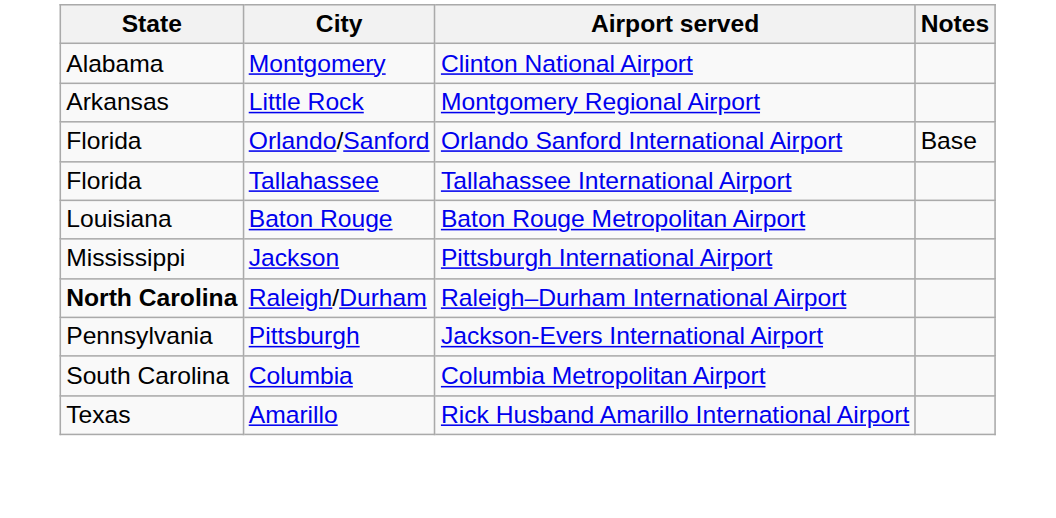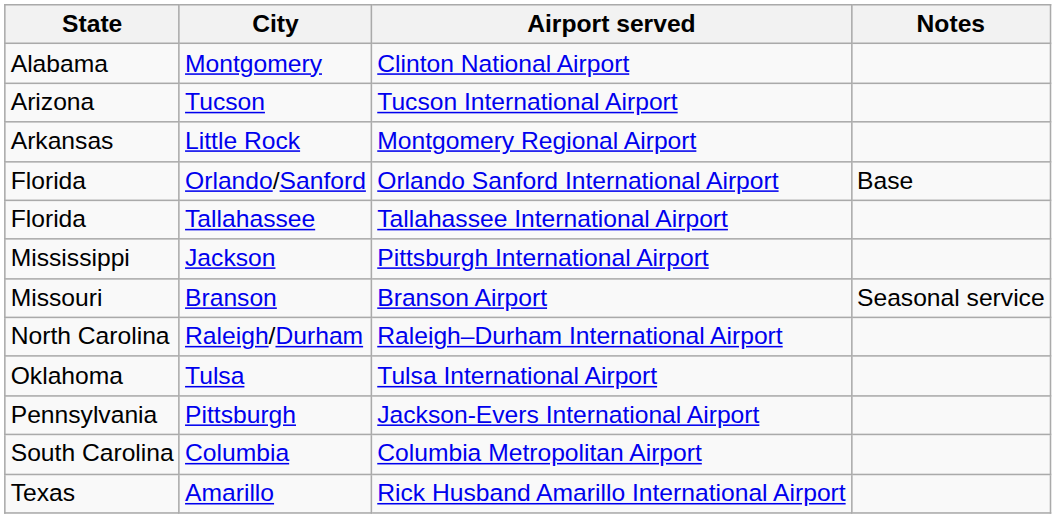+ row: (225, 102)
- row: (321, 219)
+ row: (231, 297)
(152, 297) bold -> (90, 336) normal
+ row: (215, 375)
